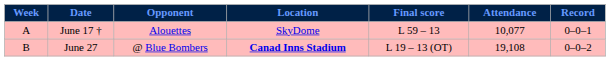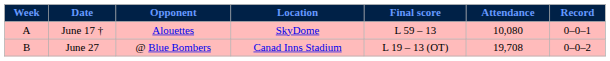(510, 30) 10,077 -> (508, 30) 10,080
(298, 47) bold -> (298, 47) normal
(510, 47) 19,108 -> (508, 47) 19,708
